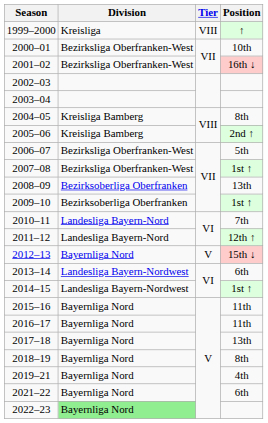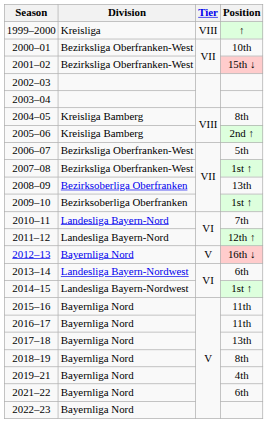(242, 64) 16th ↓ -> (242, 64) 15th ↓
(242, 254) 15th ↓ -> (242, 254) 16th ↓
(97, 409) lightgreen background -> (97, 409) no background
